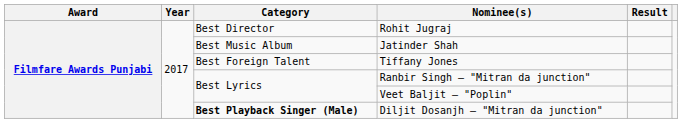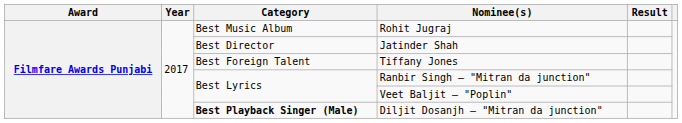(235, 29) Best Director -> (244, 29) Best Music Album
(244, 45) Best Music Album -> (235, 45) Best Director
